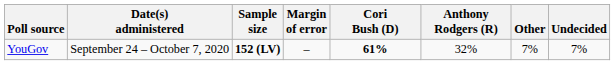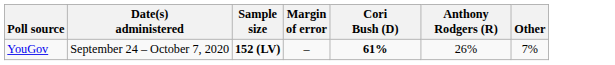- column: (579, 29)
(466, 49) 32% -> (466, 49) 26%
